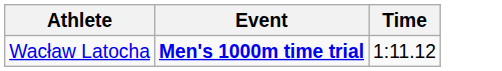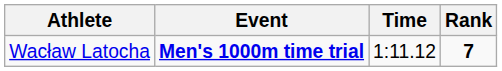+ column: (469, 20)
